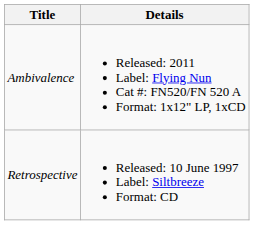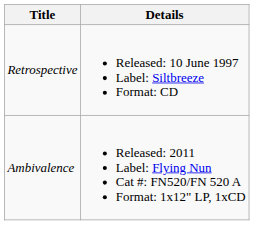rows swapped: (42, 174) <-> (41, 77)
